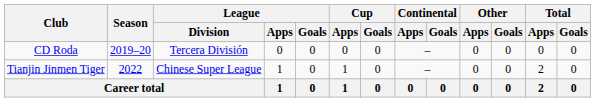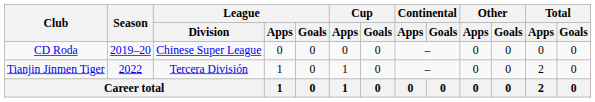(209, 50) Tercera División -> (209, 50) Chinese Super League
(209, 69) Chinese Super League -> (209, 69) Tercera División
